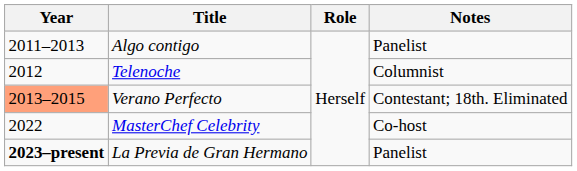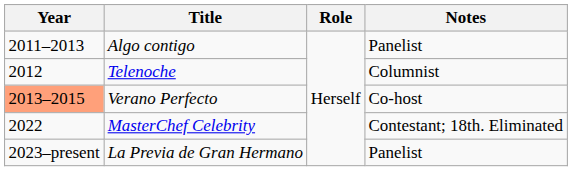(470, 98) Contestant; 18th. Eliminated -> (395, 98) Co-host
(400, 125) Co-host -> (466, 125) Contestant; 18th. Eliminated
(56, 152) bold -> (54, 152) normal
